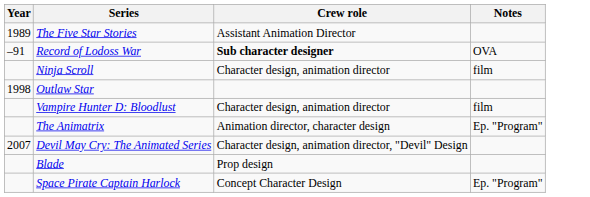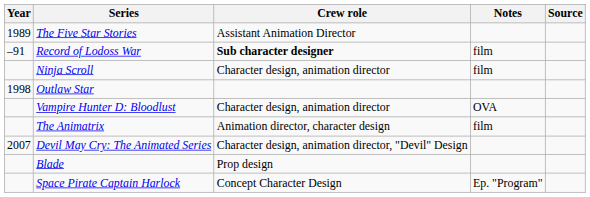+ column: (565, 13)
(485, 51) OVA -> (483, 51) film
(483, 107) film -> (485, 107) OVA
(508, 126) Ep. "Program" -> (483, 126) film
